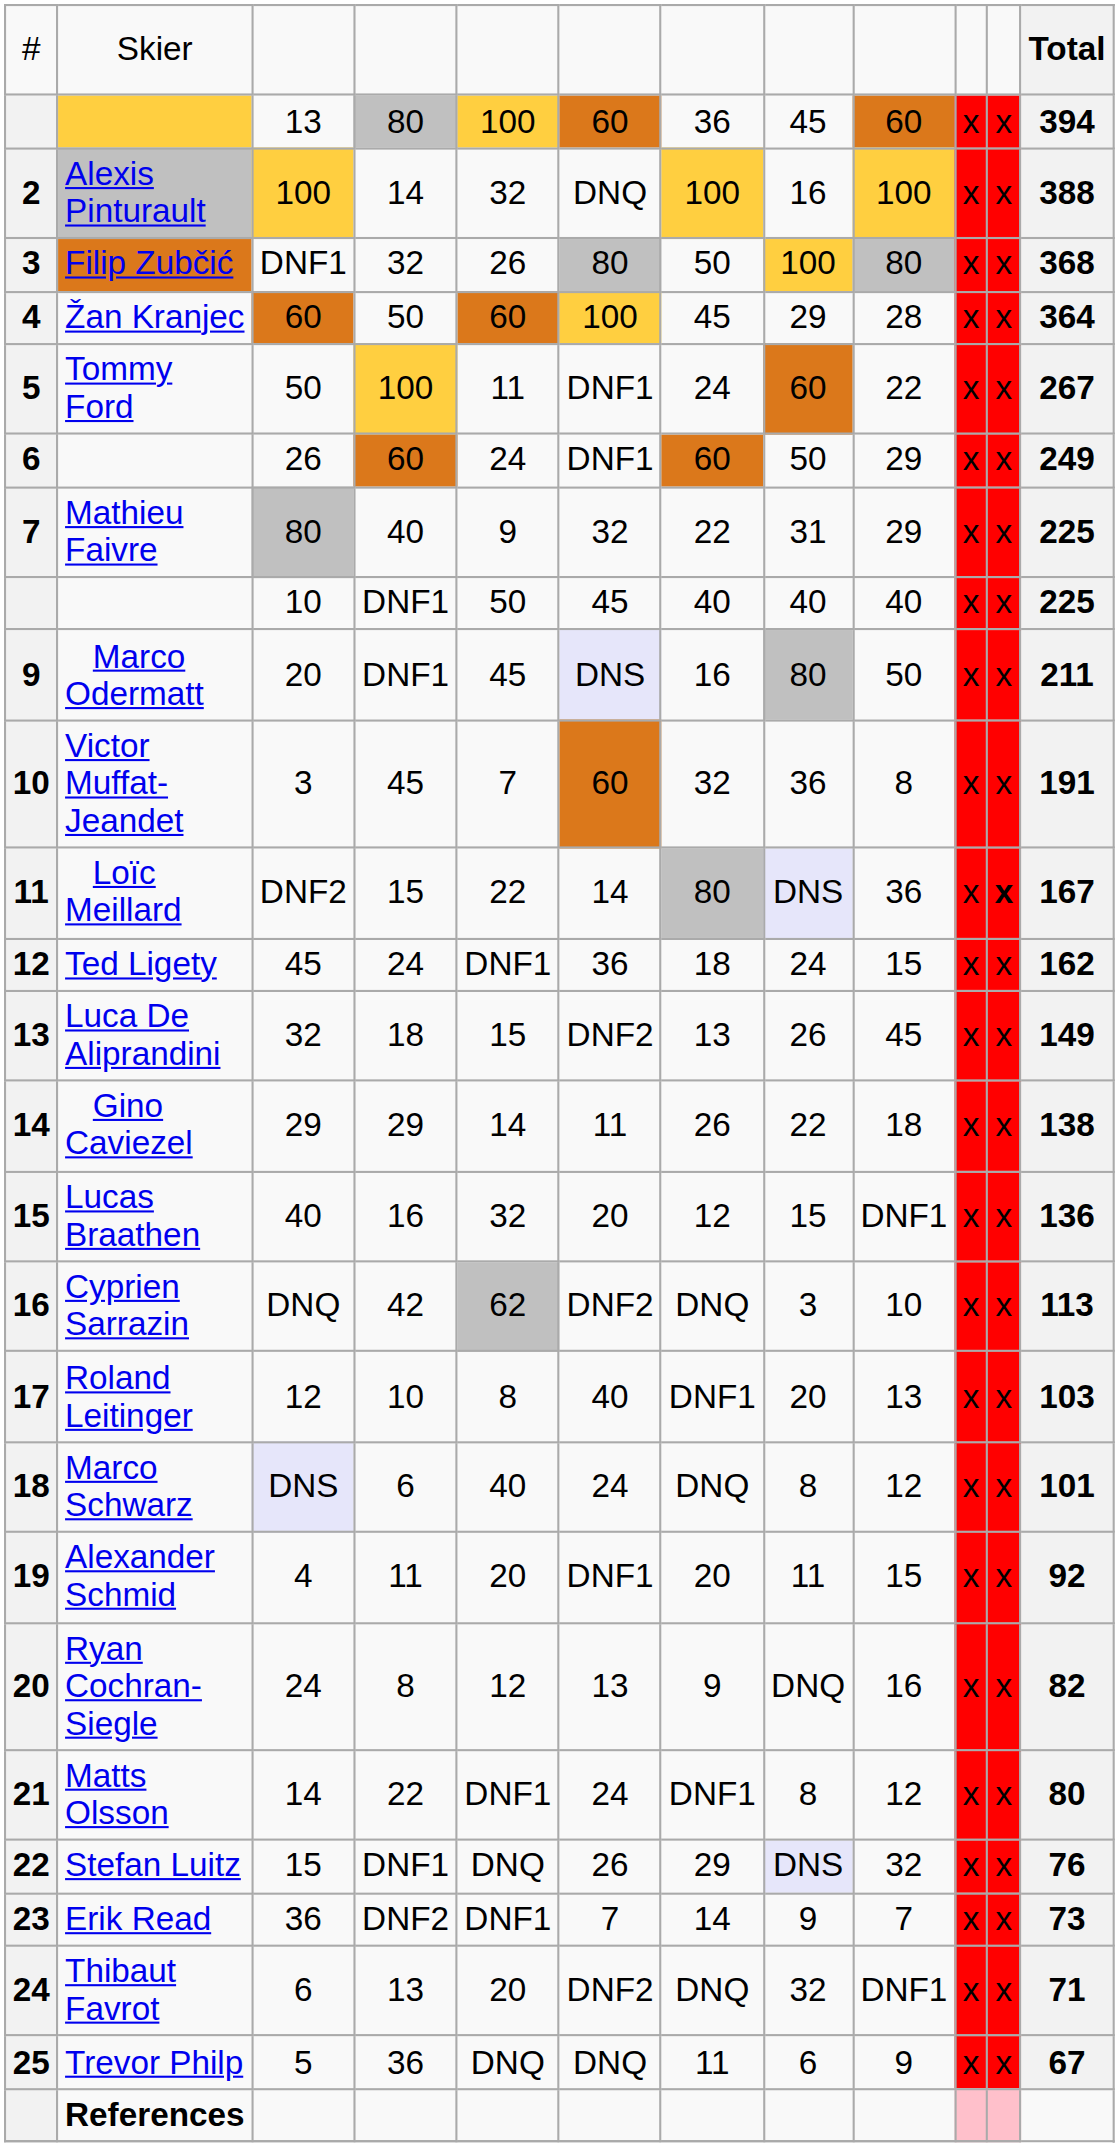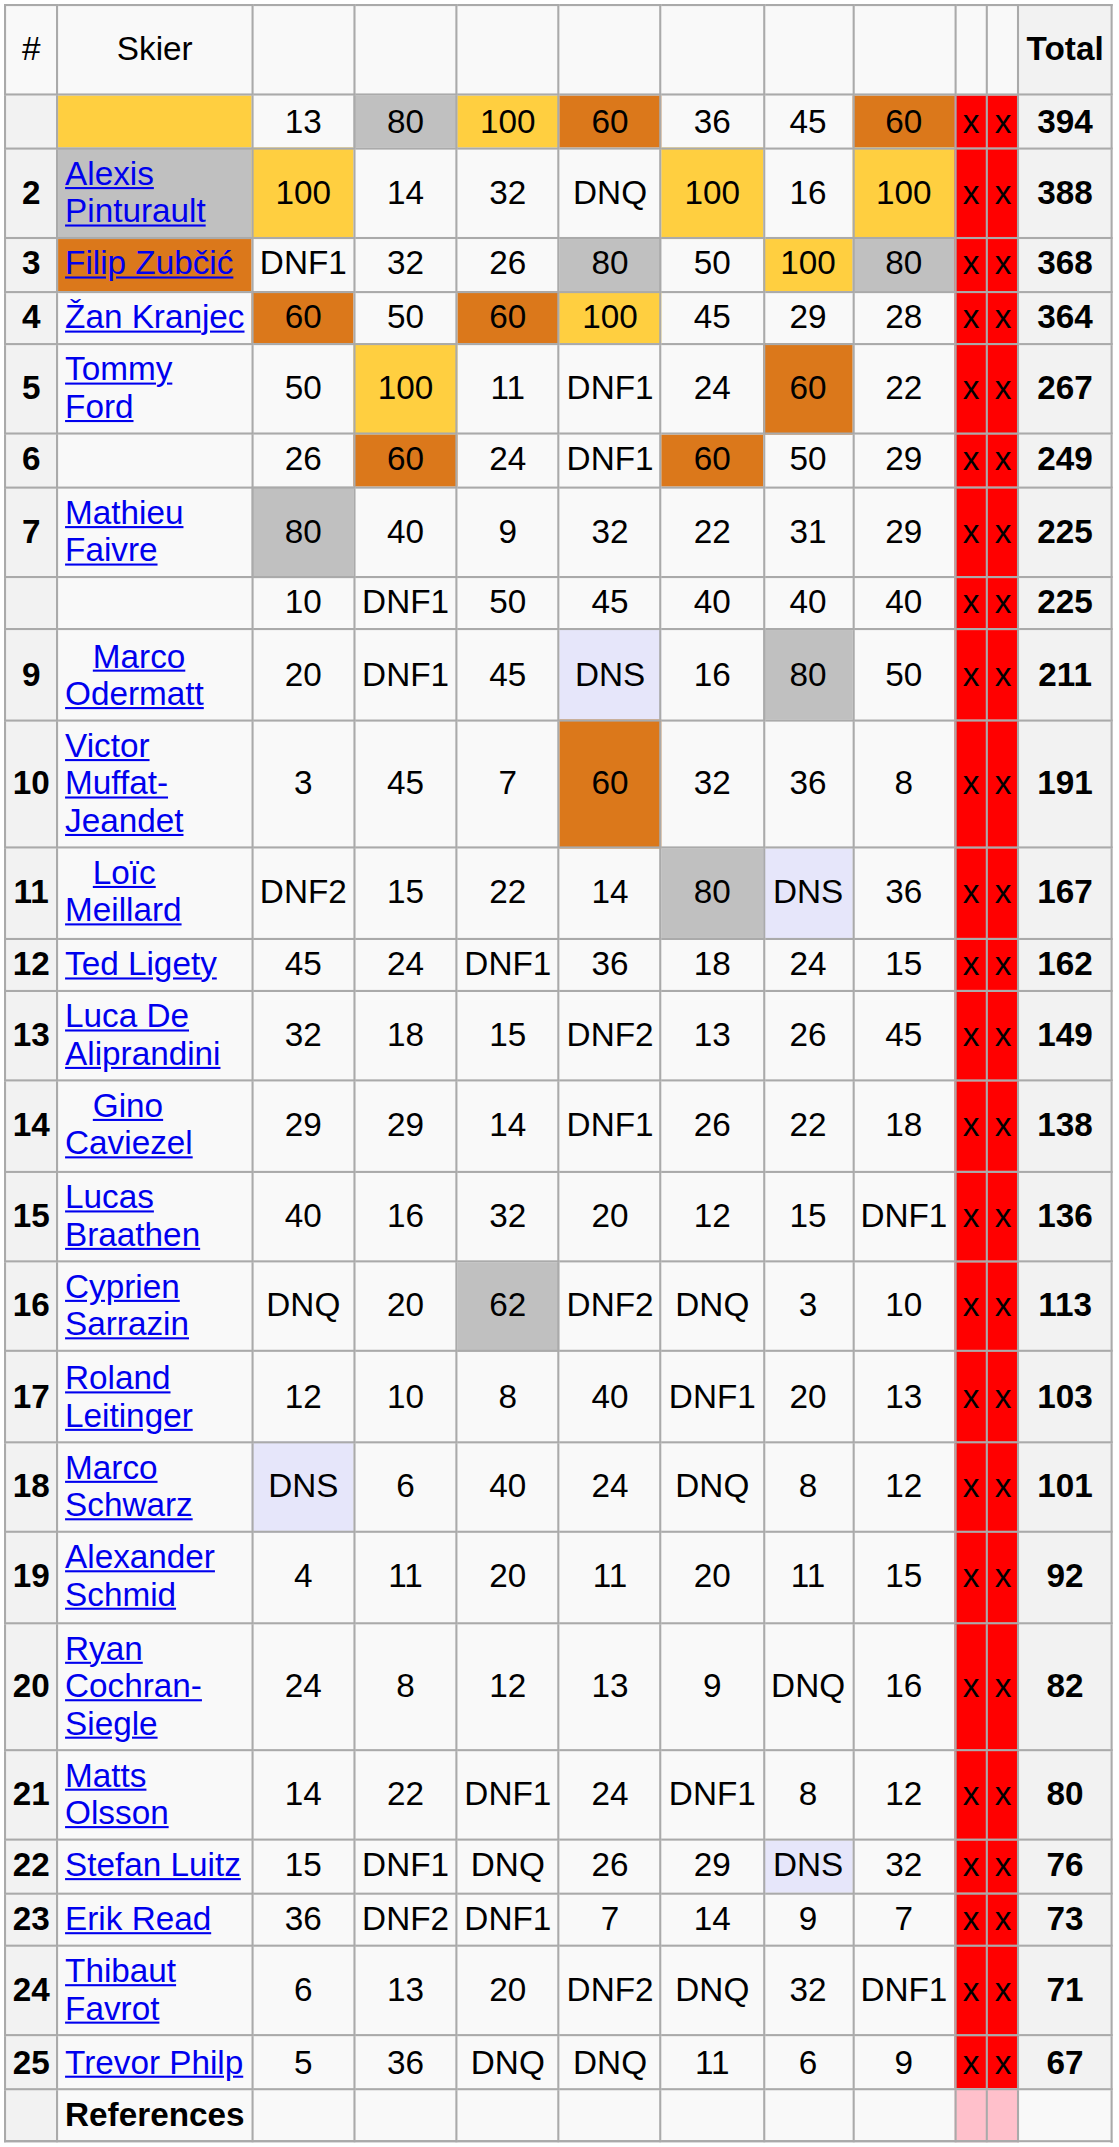(1004, 892) bold -> (1003, 892) normal
(610, 1125) 11 -> (610, 1125) DNF1
(406, 1305) 42 -> (406, 1305) 20
(610, 1576) DNF1 -> (610, 1576) 11
